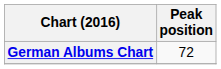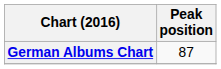(186, 52) 72 -> (186, 52) 87
